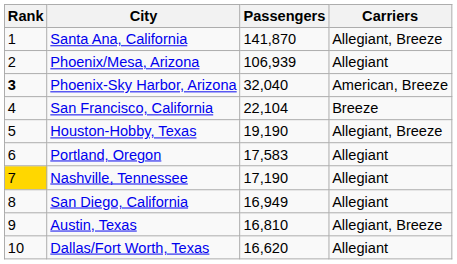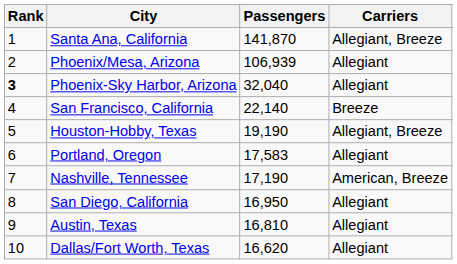(390, 86) American, Breeze -> (360, 86) Allegiant
(266, 109) 22,104 -> (266, 109) 22,140
(12, 178) gold background -> (12, 178) no background
(360, 178) Allegiant -> (390, 178) American, Breeze
(266, 201) 16,949 -> (266, 201) 16,950
(387, 224) Allegiant, Breeze -> (360, 224) Allegiant
